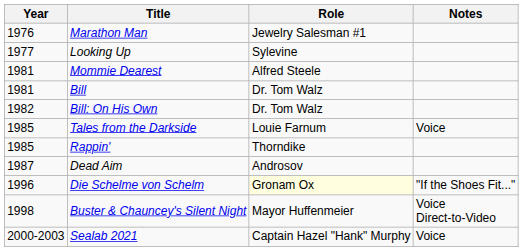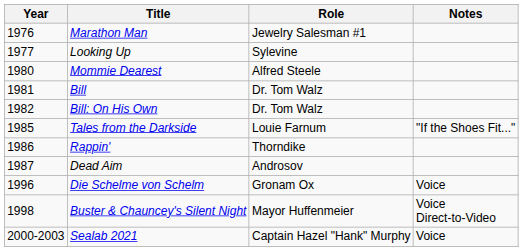(20, 71) 1981 -> (20, 71) 1980
(431, 128) Voice -> (466, 128) "If the Shoes Fit..."
(20, 147) 1985 -> (20, 147) 1986
(283, 185) lightyellow background -> (283, 185) no background
(466, 185) "If the Shoes Fit..." -> (431, 185) Voice
